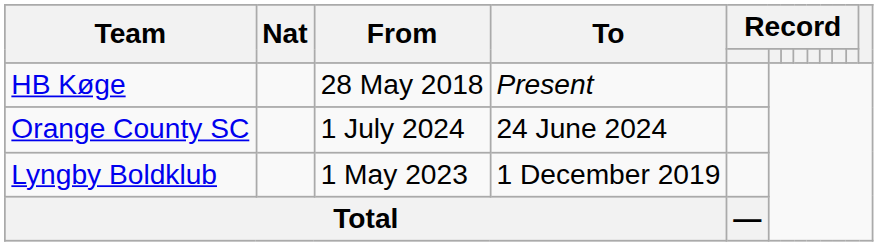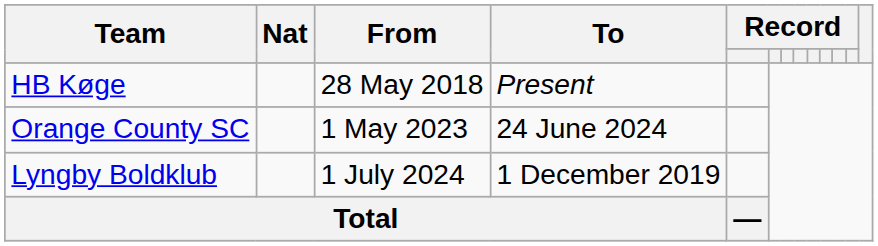(393, 129) 1 July 2024 -> (394, 129) 1 May 2023
(394, 173) 1 May 2023 -> (393, 173) 1 July 2024
